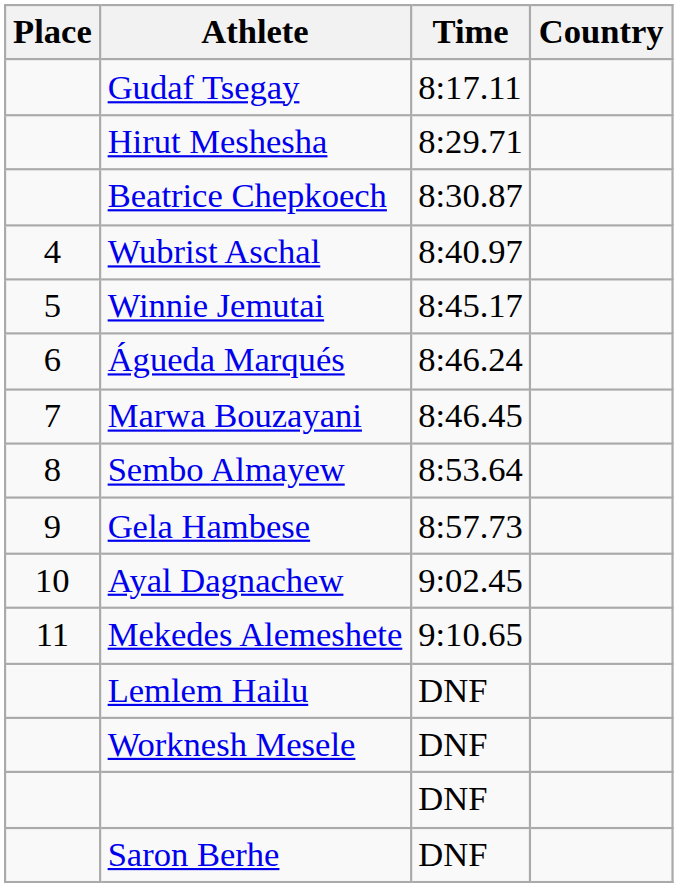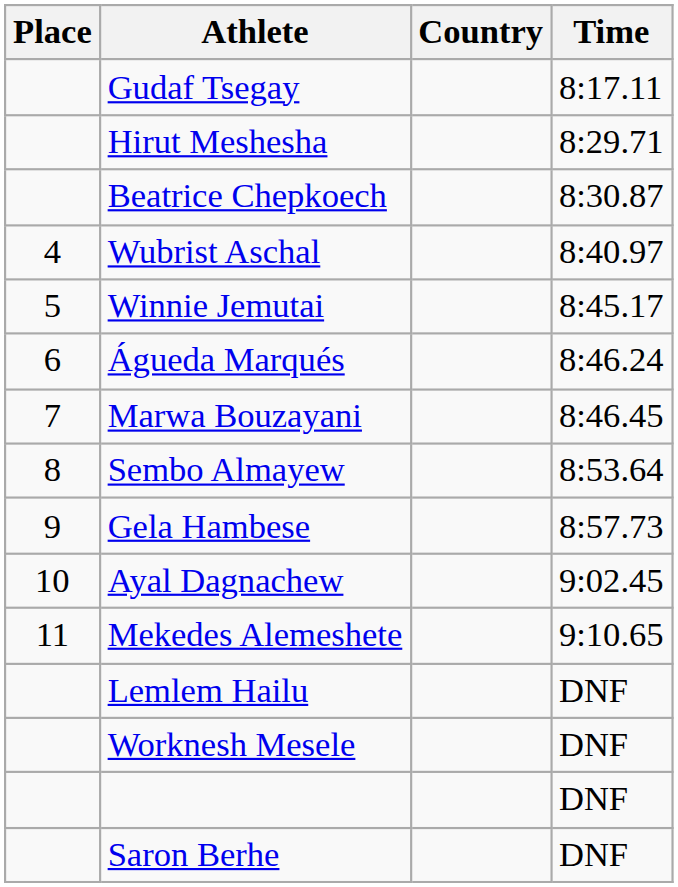columns swapped: (601, 31) <-> (471, 31)
